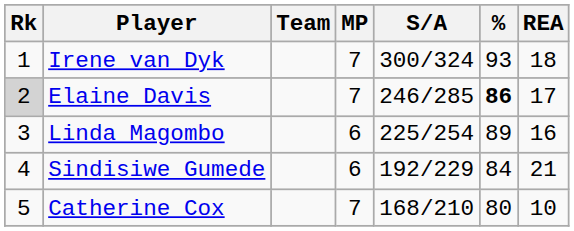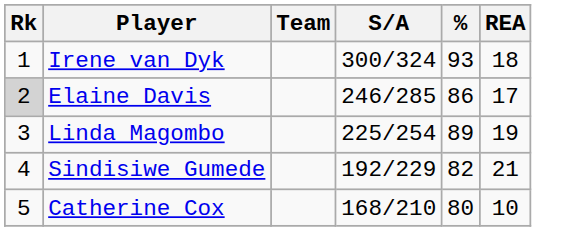- column: (355, 23)
(499, 97) bold -> (461, 97) normal
(543, 134) 16 -> (505, 134) 19
(499, 171) 84 -> (461, 171) 82
